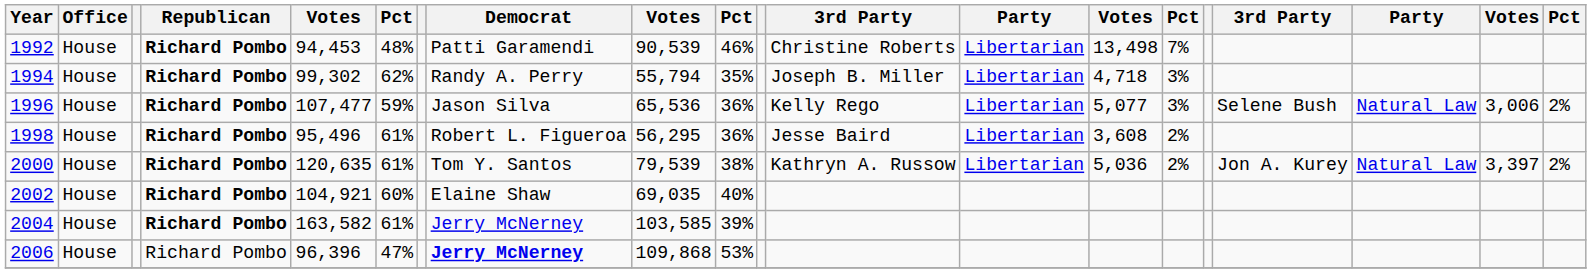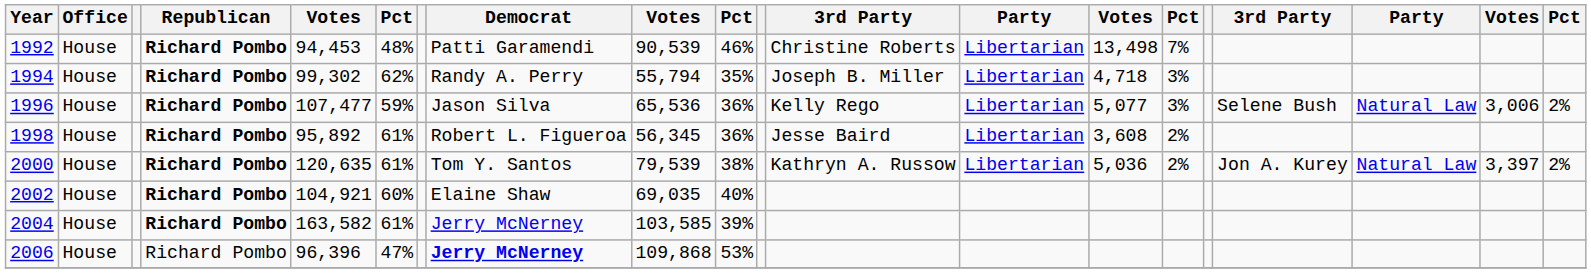(328, 137) 95,496 -> (328, 137) 95,892
(668, 137) 56,295 -> (668, 137) 56,345
